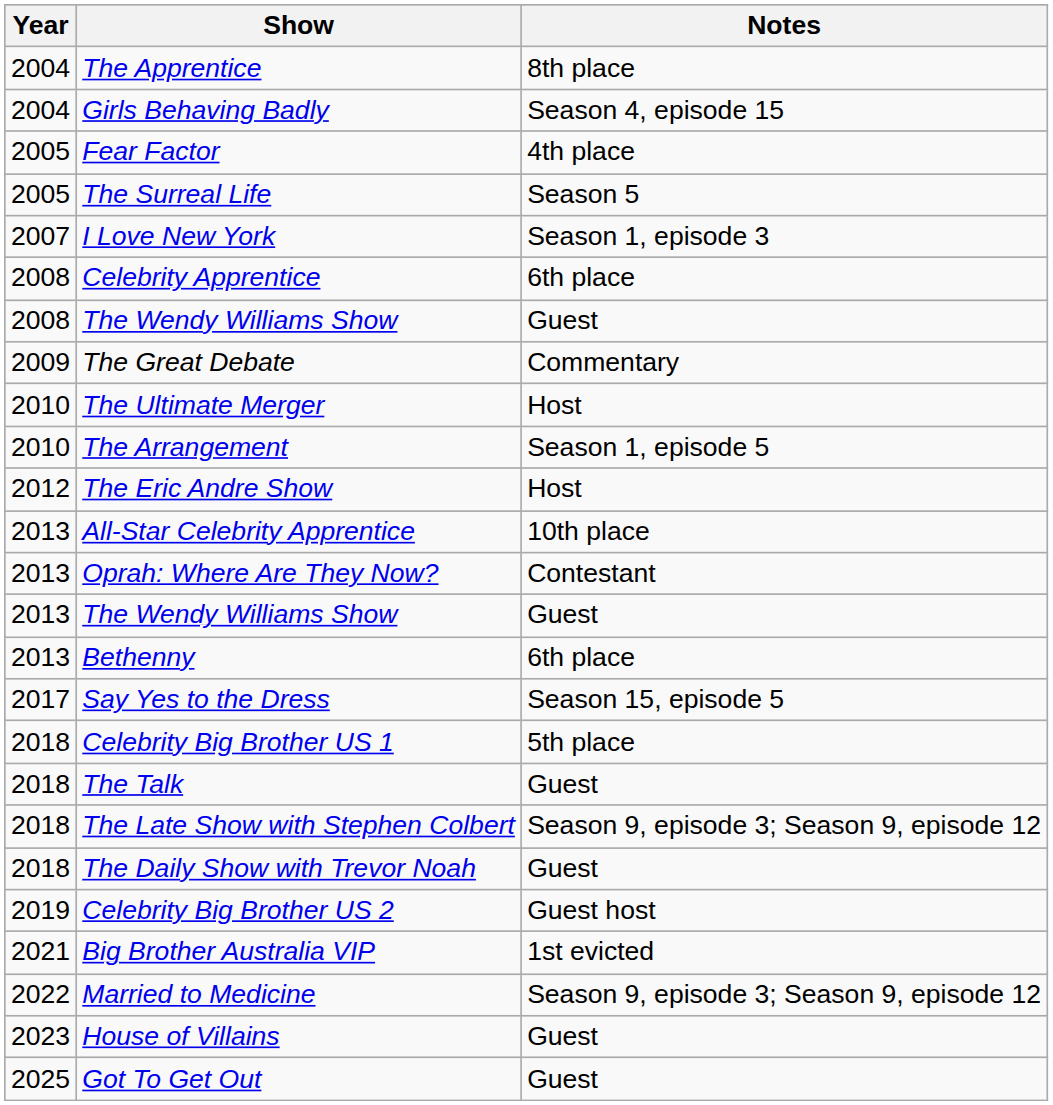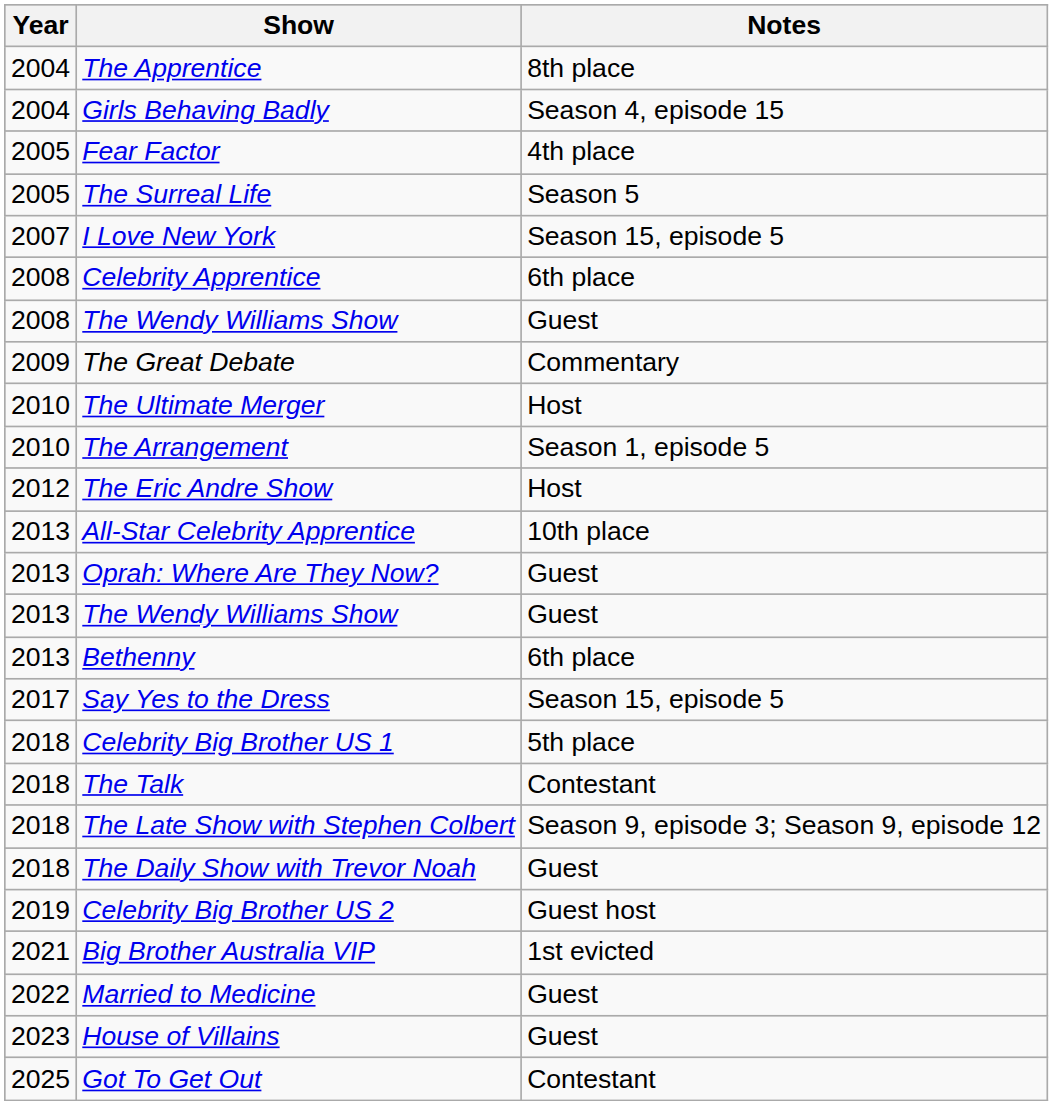(648, 236) Season 1, episode 3 -> (656, 236) Season 15, episode 5
(591, 573) Contestant -> (563, 573) Guest
(563, 783) Guest -> (591, 783) Contestant
(784, 994) Season 9, episode 3; Season 9, episode 12 -> (563, 994) Guest
(563, 1078) Guest -> (591, 1078) Contestant
